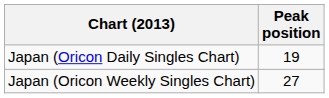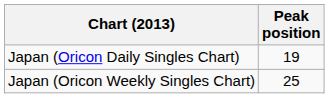(291, 81) 27 -> (291, 81) 25
